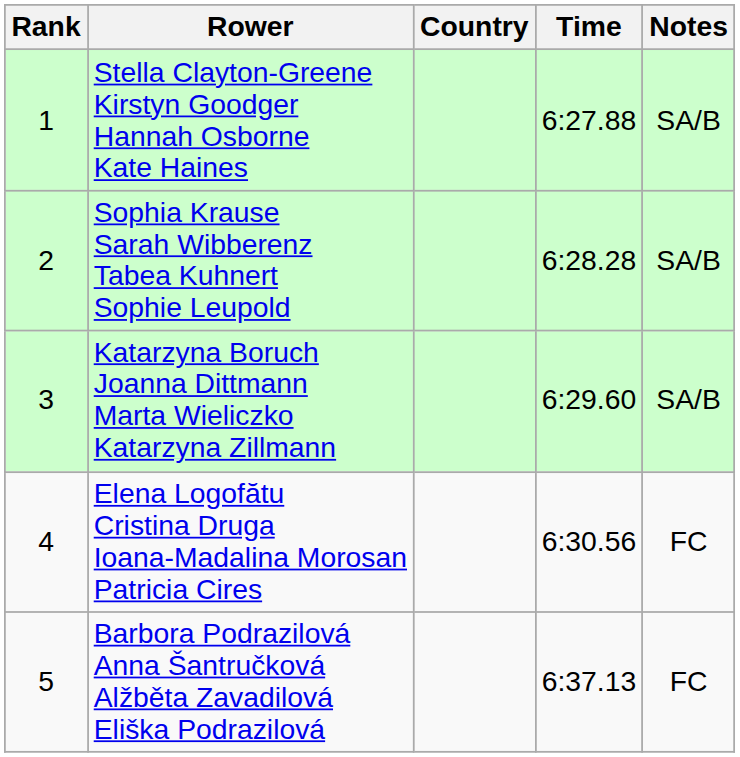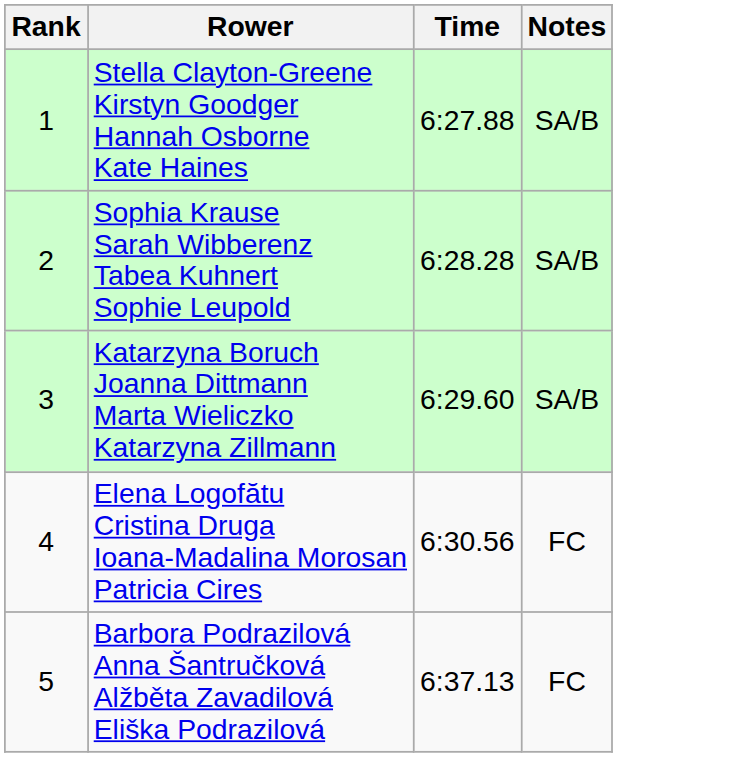- column: (474, 26)
